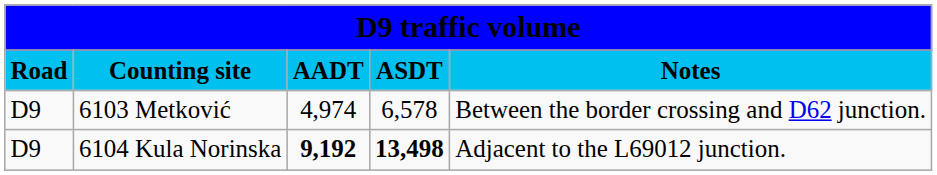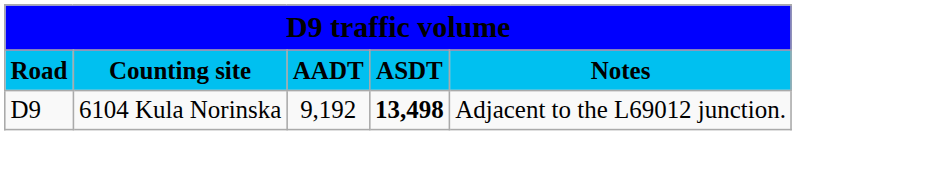- row: (155, 109)
(328, 149) bold -> (328, 109) normal
